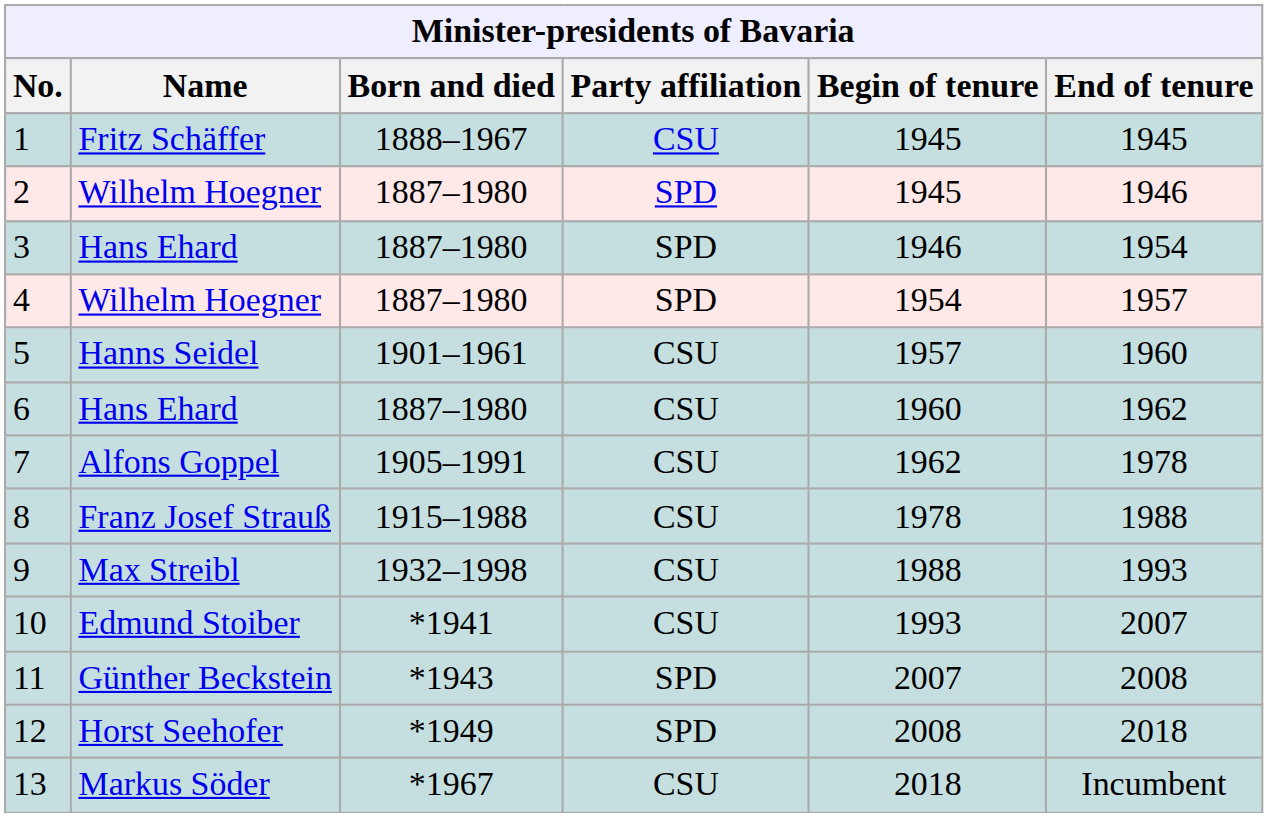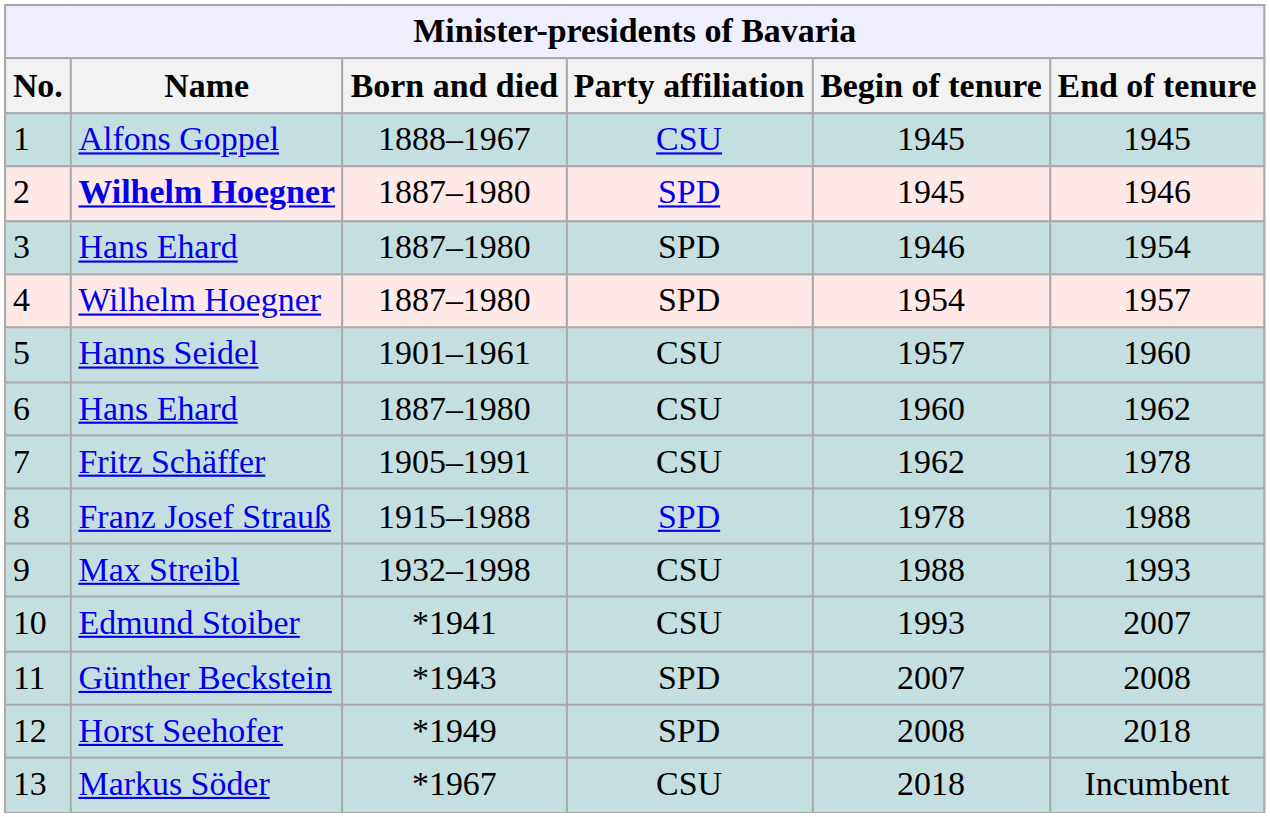(172, 138) Fritz Schäffer -> (179, 138) Alfons Goppel
(200, 192) normal -> (207, 192) bold
(179, 461) Alfons Goppel -> (172, 461) Fritz Schäffer
(686, 515) CSU -> (689, 515) SPD
